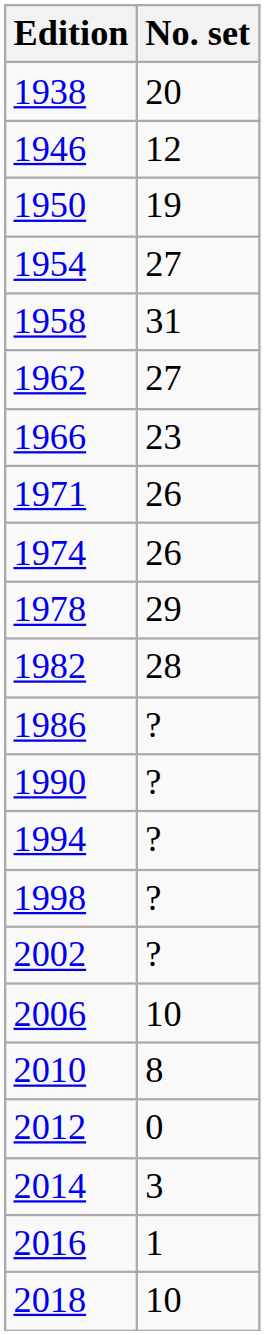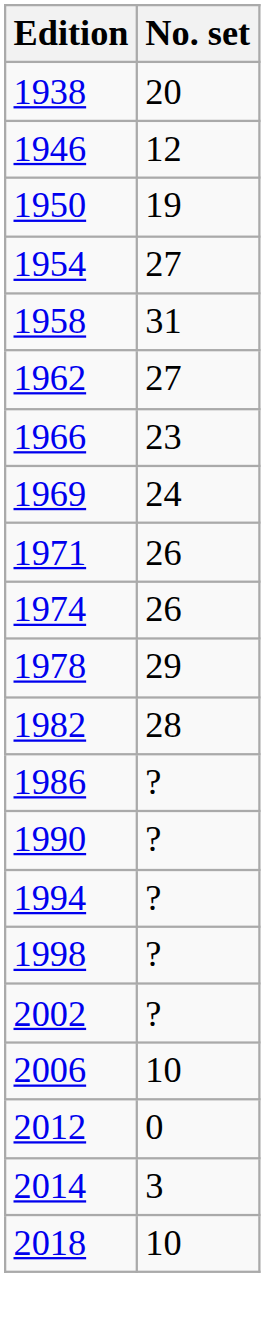+ row: (50, 494)
- row: (50, 1070)
- row: (50, 1242)
